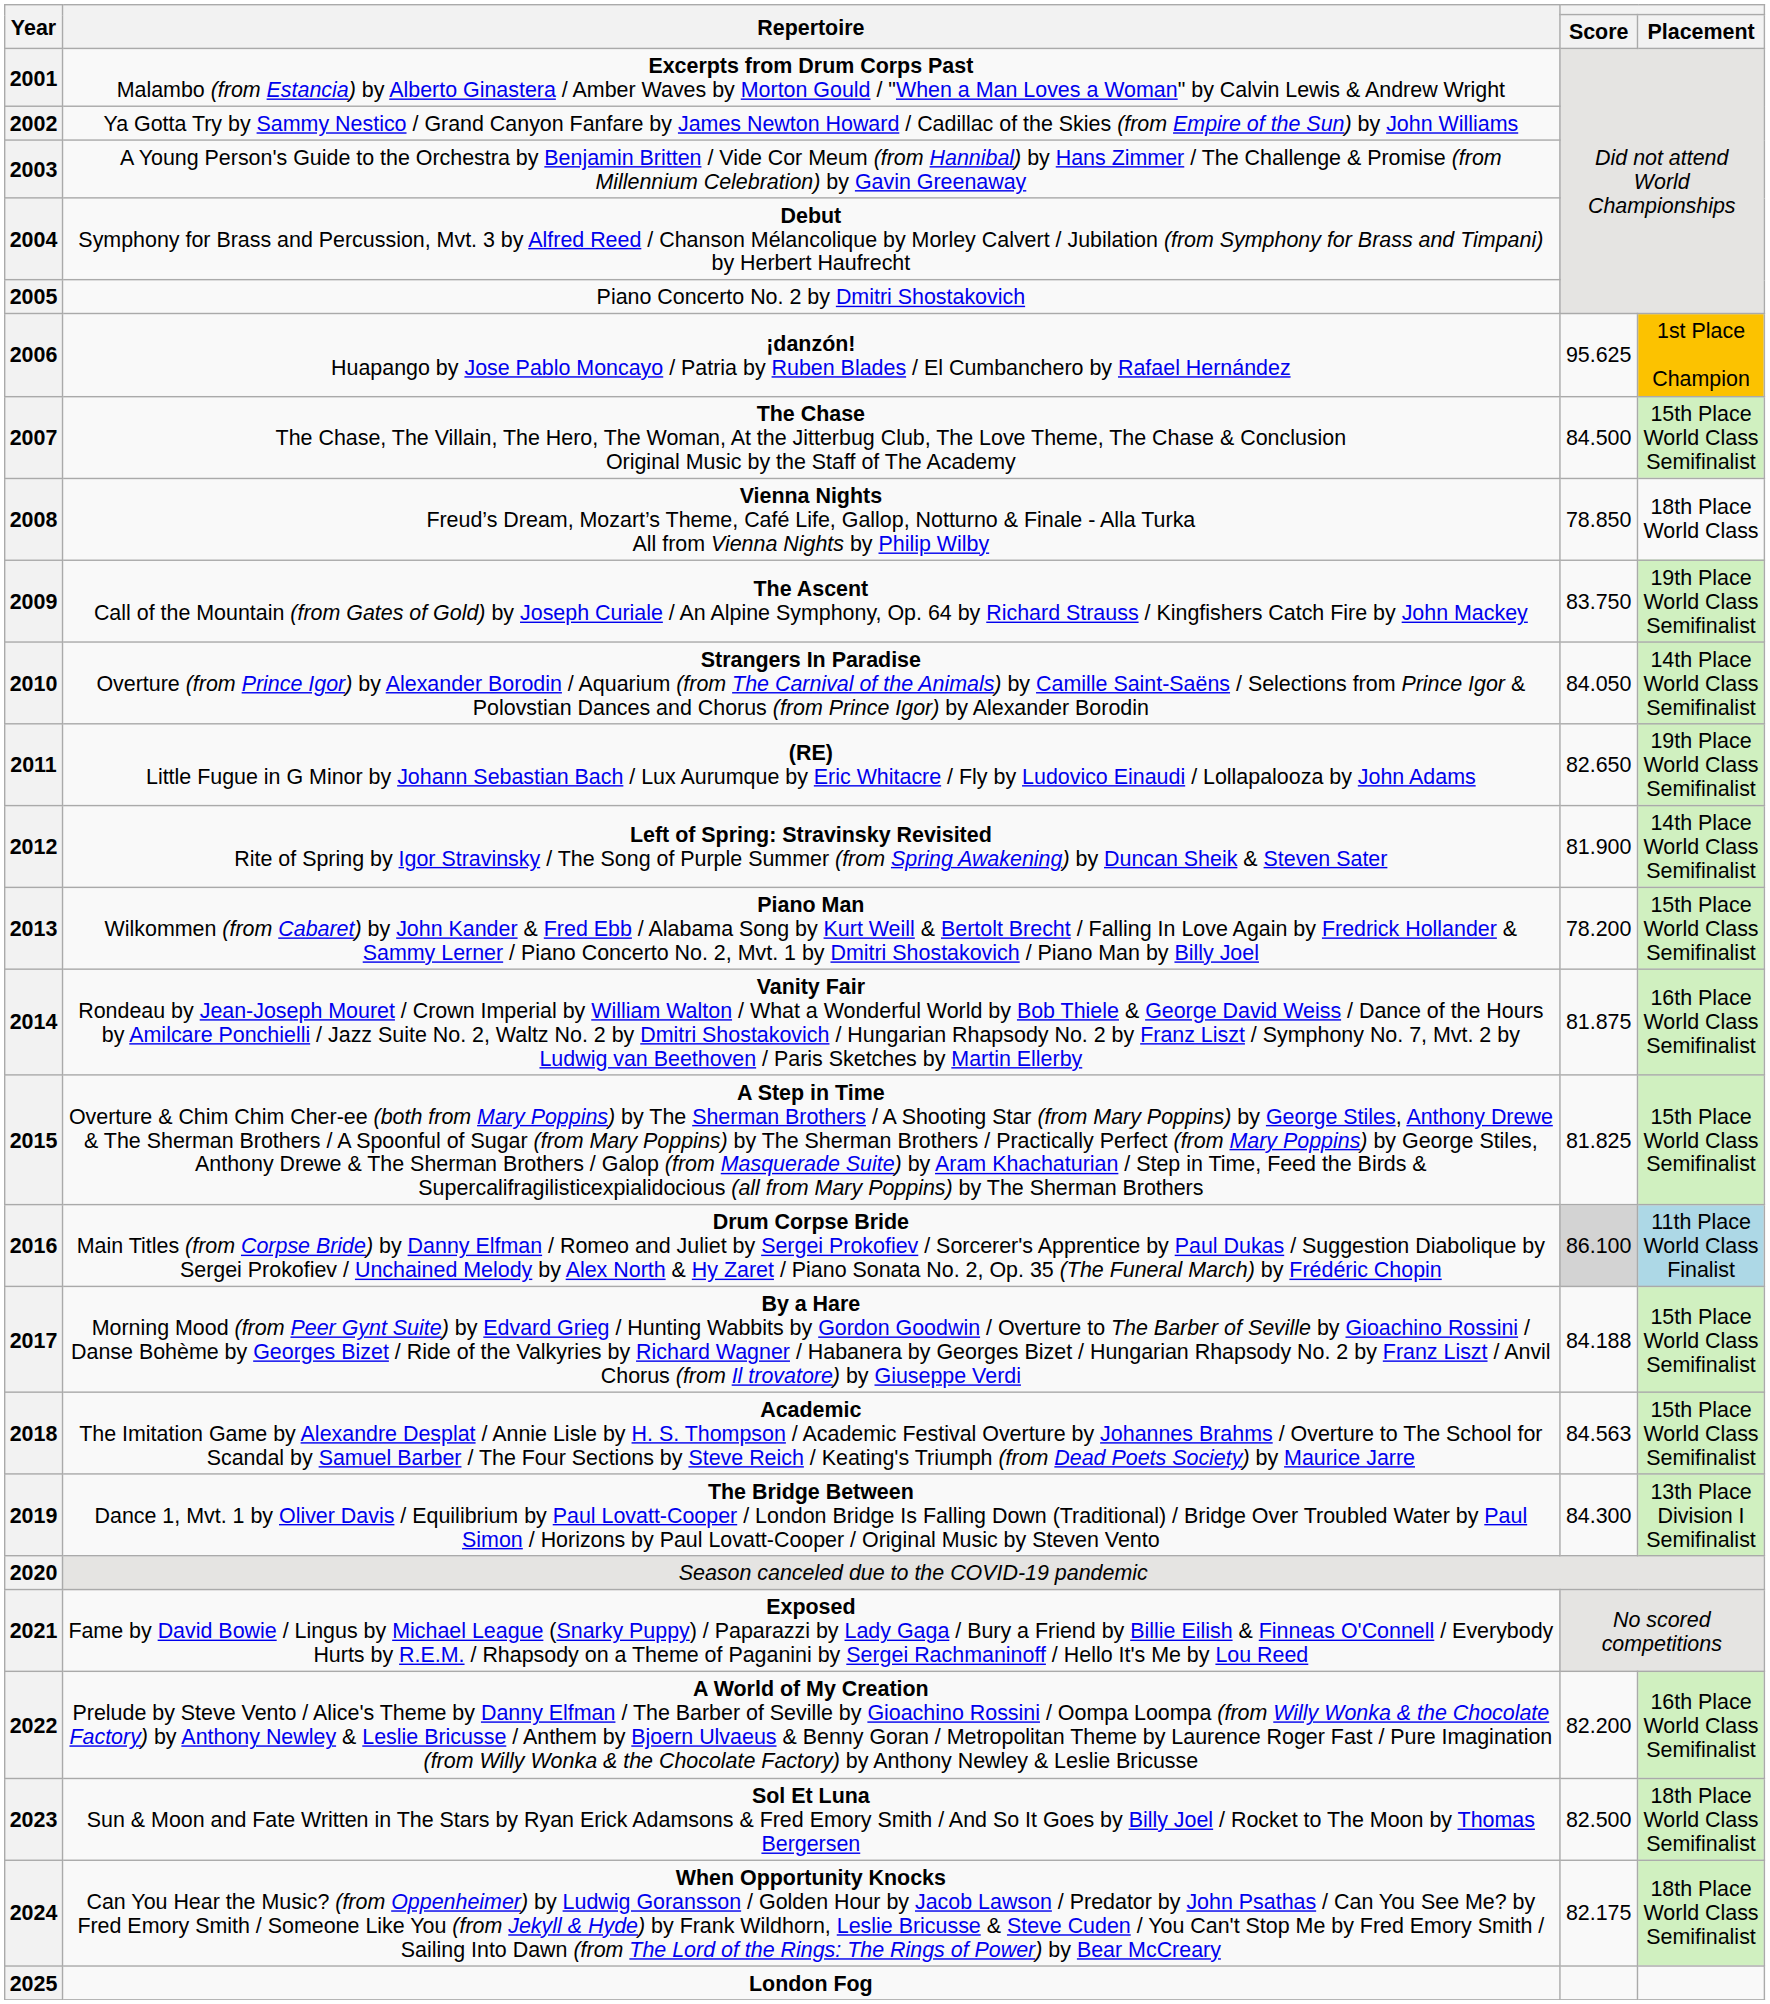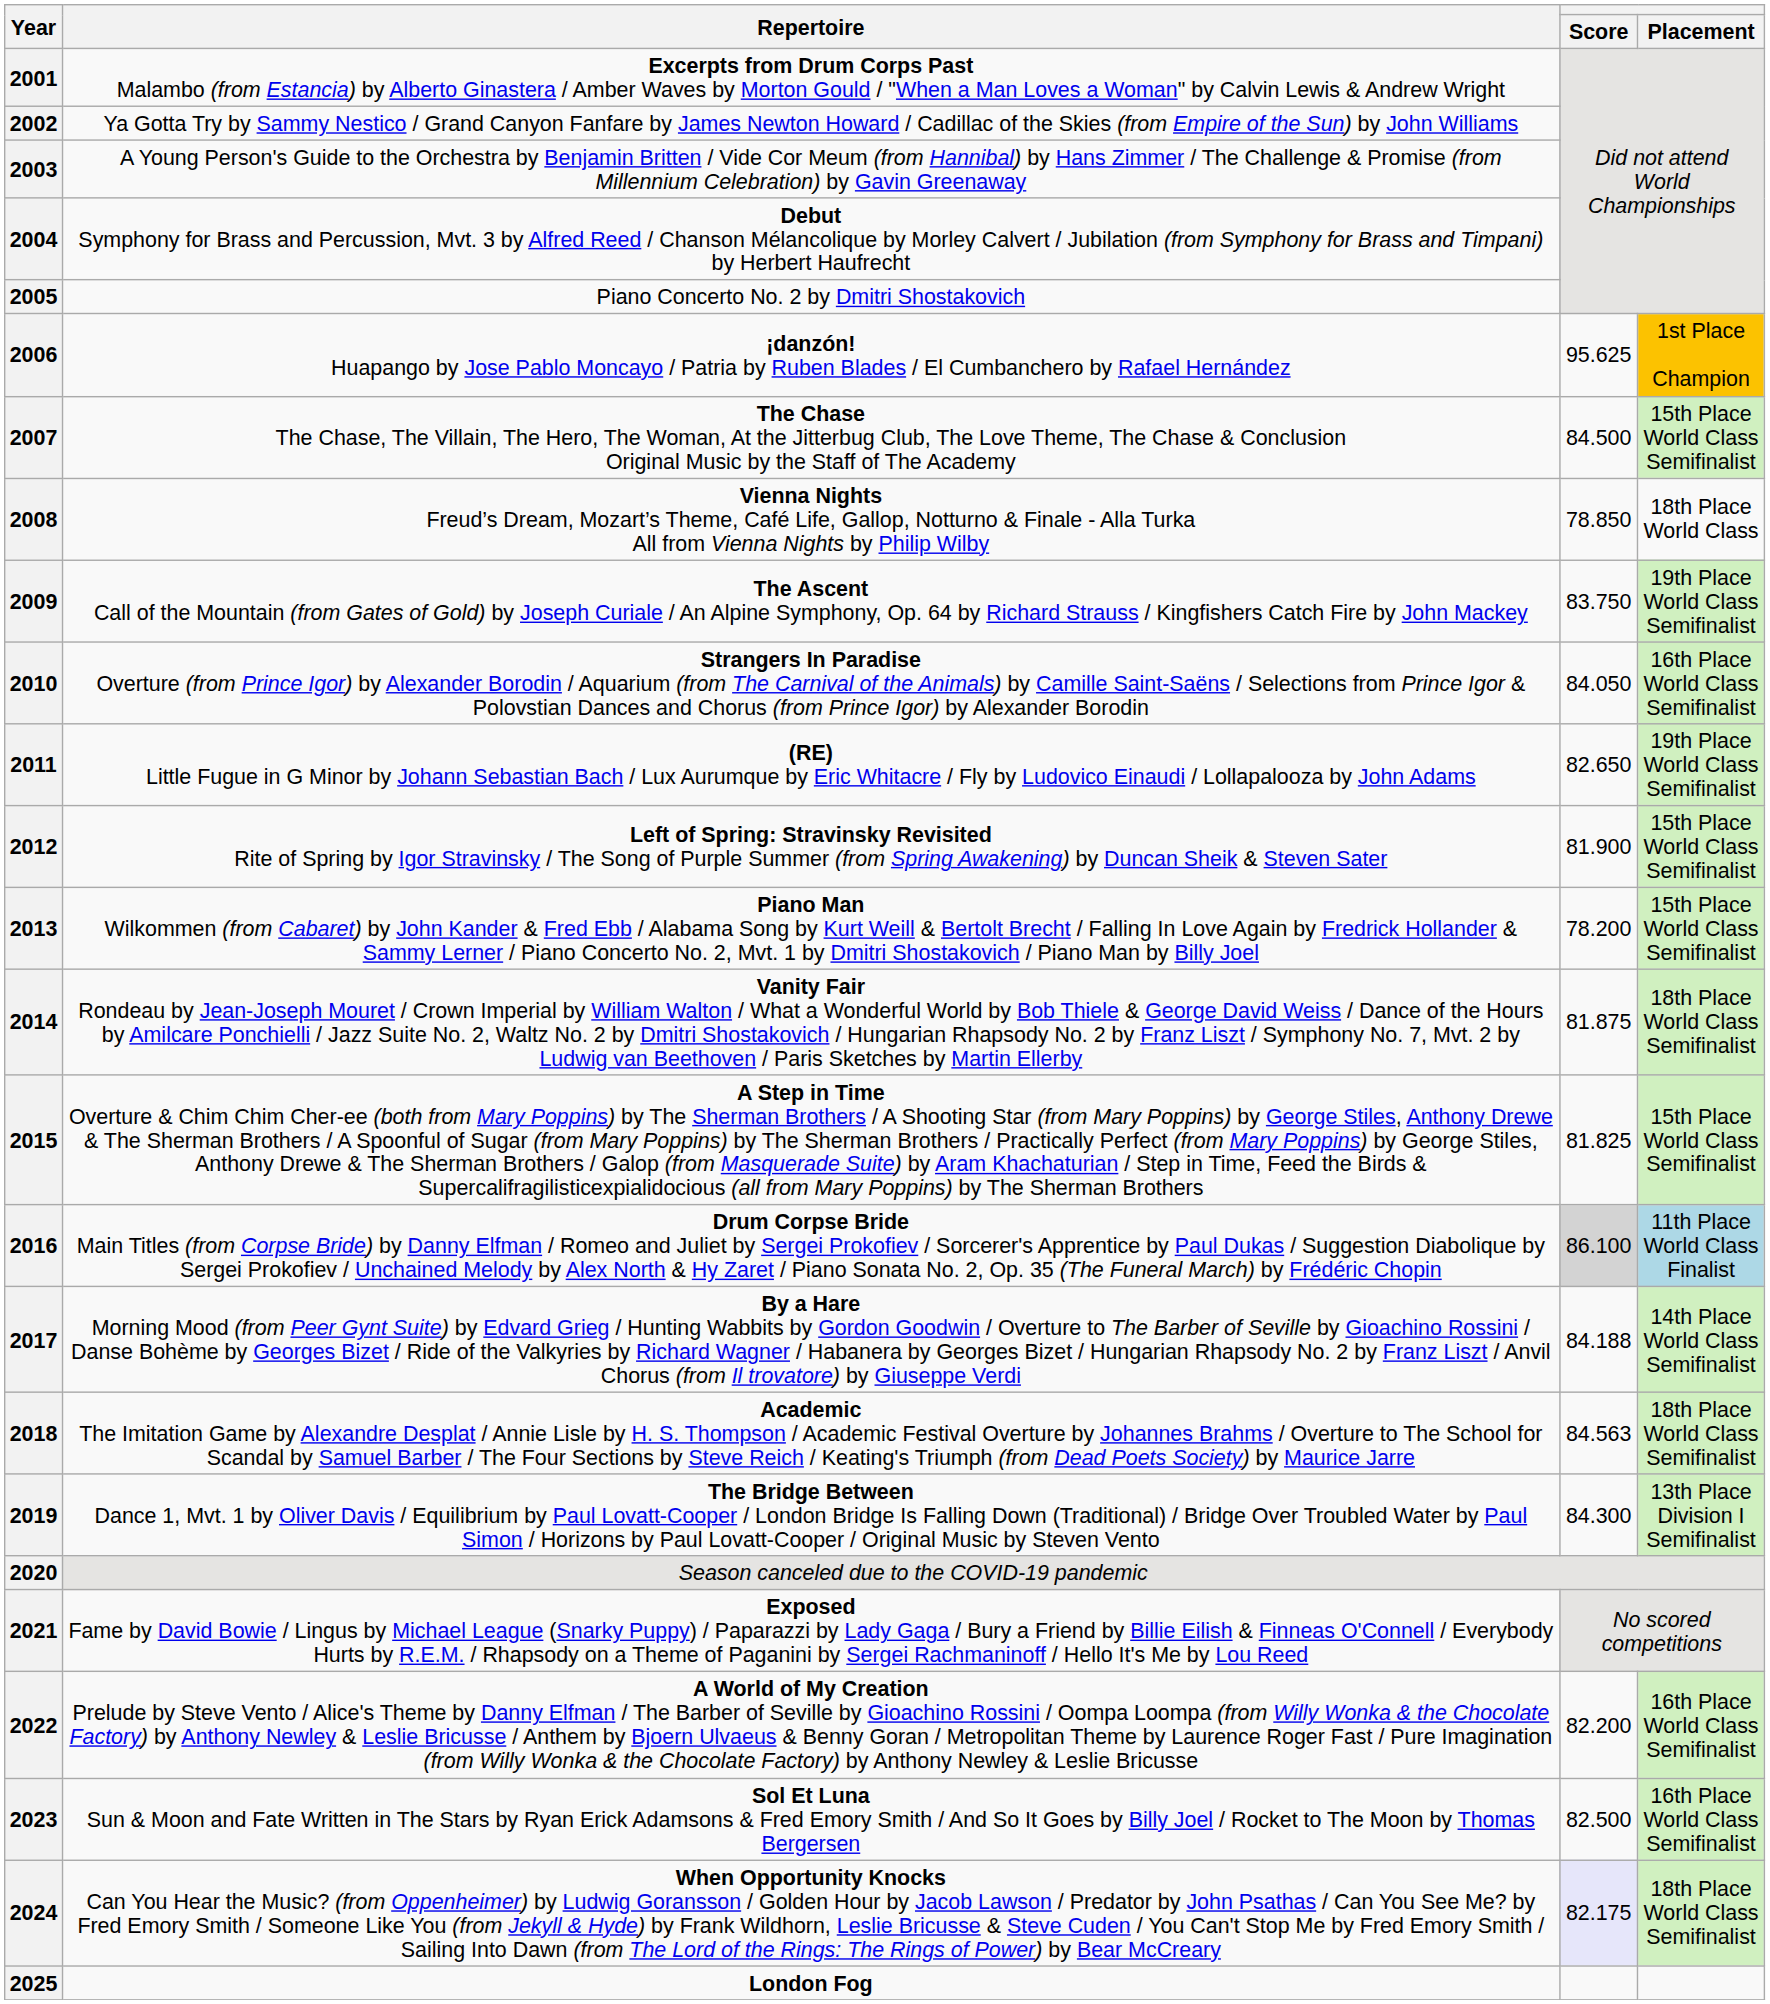(1701, 683) 14th Place World Class Semifinalist -> (1701, 683) 16th Place World Class Semifinalist
(1701, 846) 14th Place World Class Semifinalist -> (1701, 846) 15th Place World Class Semifinalist
(1701, 1022) 16th Place World Class Semifinalist -> (1701, 1022) 18th Place World Class Semifinalist
(1701, 1340) 15th Place World Class Semifinalist -> (1701, 1340) 14th Place World Class Semifinalist
(1701, 1434) 15th Place World Class Semifinalist -> (1701, 1434) 18th Place World Class Semifinalist
(1701, 1819) 18th Place World Class Semifinalist -> (1701, 1819) 16th Place World Class Semifinalist
(1599, 1913) no background -> (1599, 1913) lavender background
